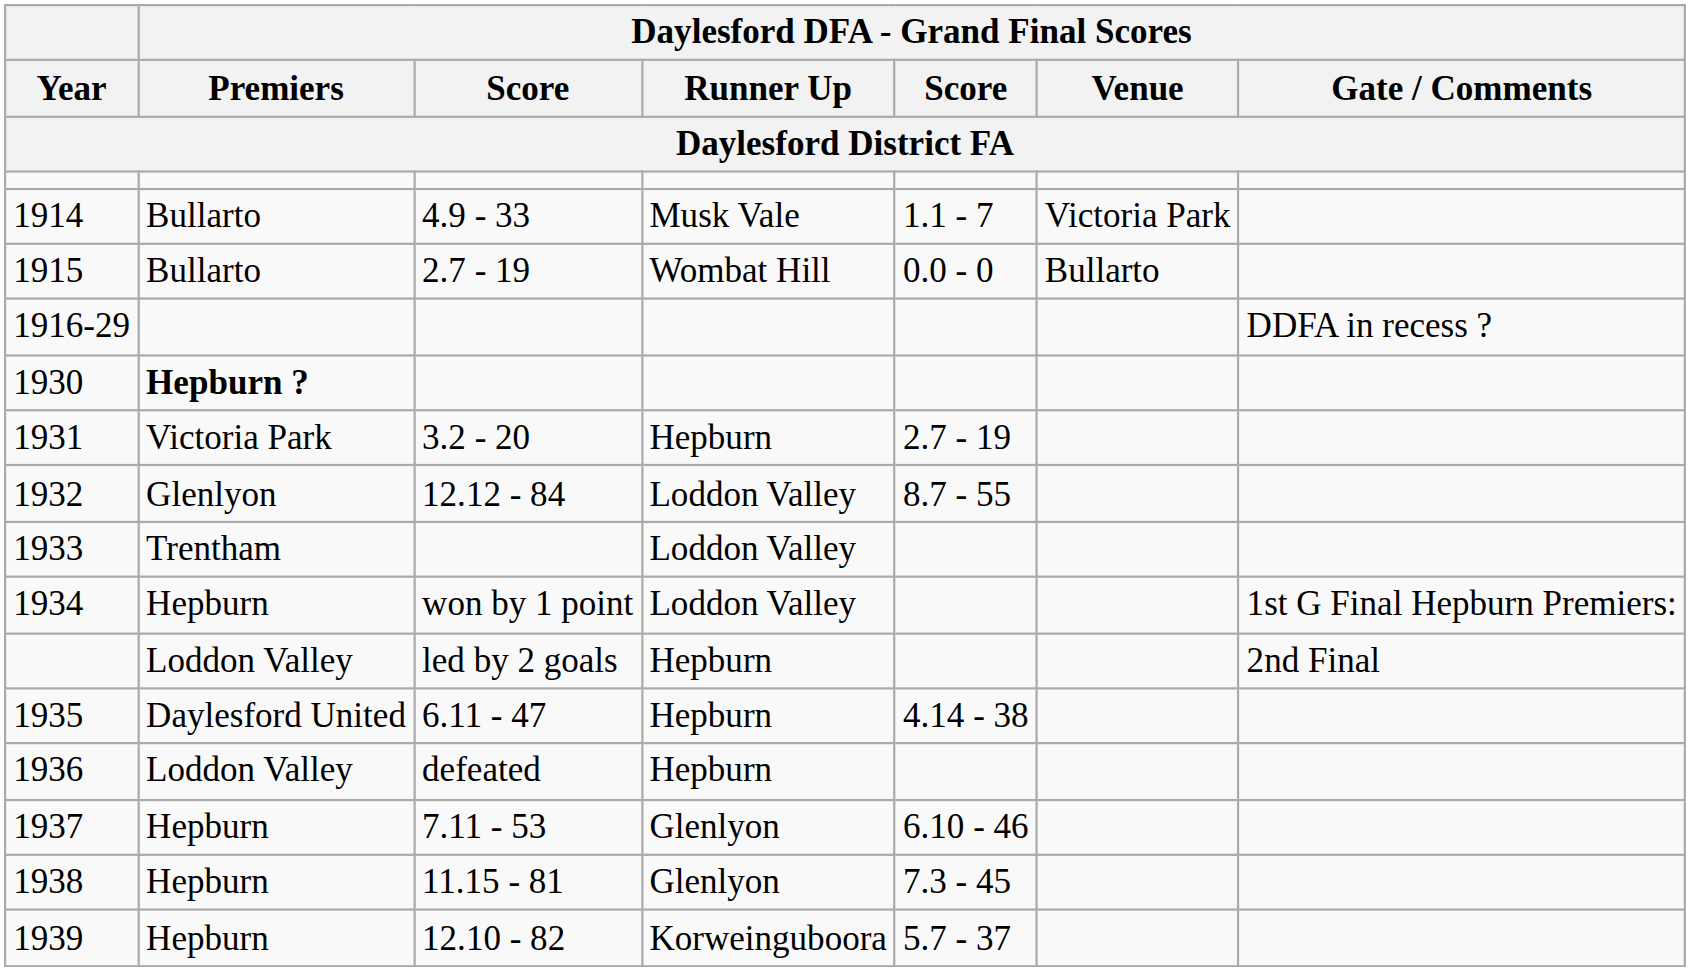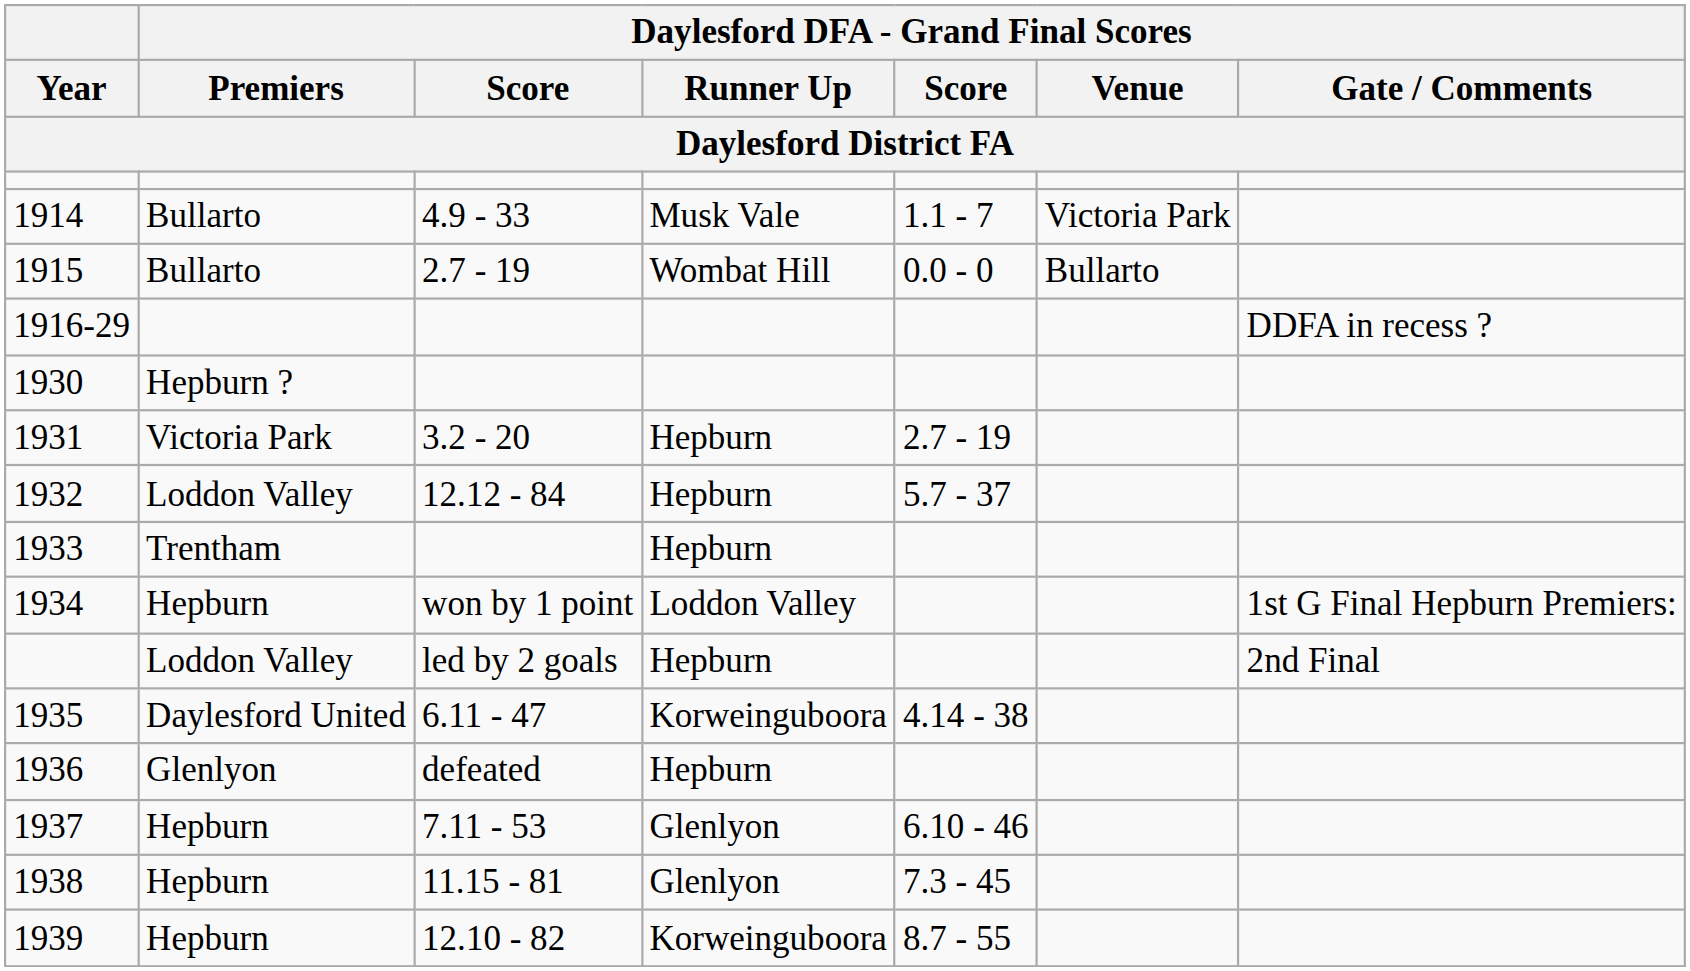(227, 381) bold -> (220, 381) normal
(211, 493) Glenlyon -> (249, 493) Loddon Valley
(753, 493) Loddon Valley -> (711, 493) Hepburn
(957, 493) 8.7 - 55 -> (957, 493) 5.7 - 37
(753, 548) Loddon Valley -> (711, 548) Hepburn
(711, 715) Hepburn -> (768, 715) Korweinguboora
(249, 770) Loddon Valley -> (211, 770) Glenlyon
(957, 937) 5.7 - 37 -> (957, 937) 8.7 - 55
